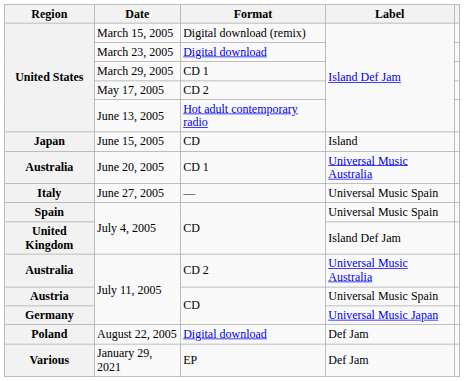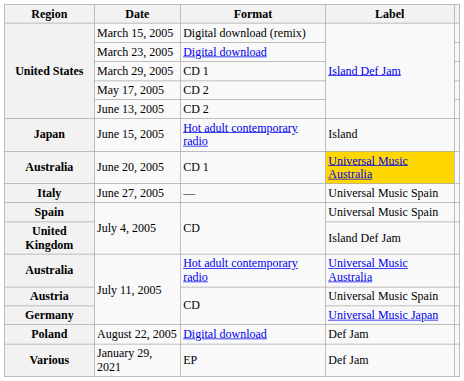(241, 115) Hot adult contemporary radio -> (196, 109) CD 2
(192, 141) CD -> (241, 134) Hot adult contemporary radio
(368, 167) no background -> (368, 167) gold background
(196, 270) CD 2 -> (241, 270) Hot adult contemporary radio
